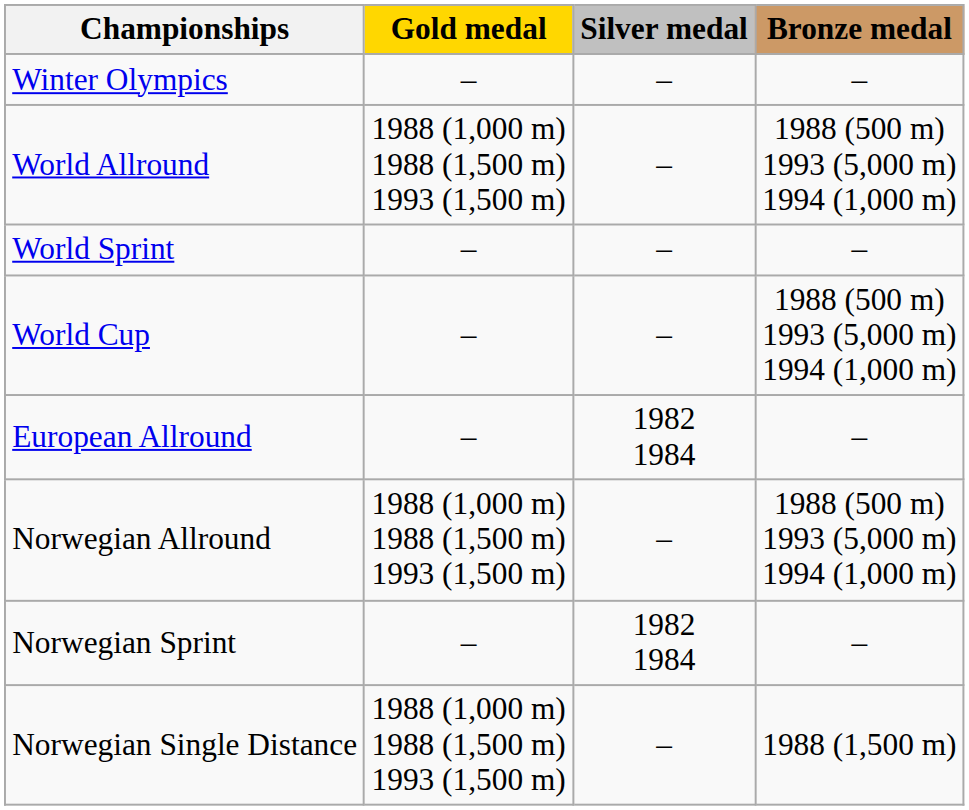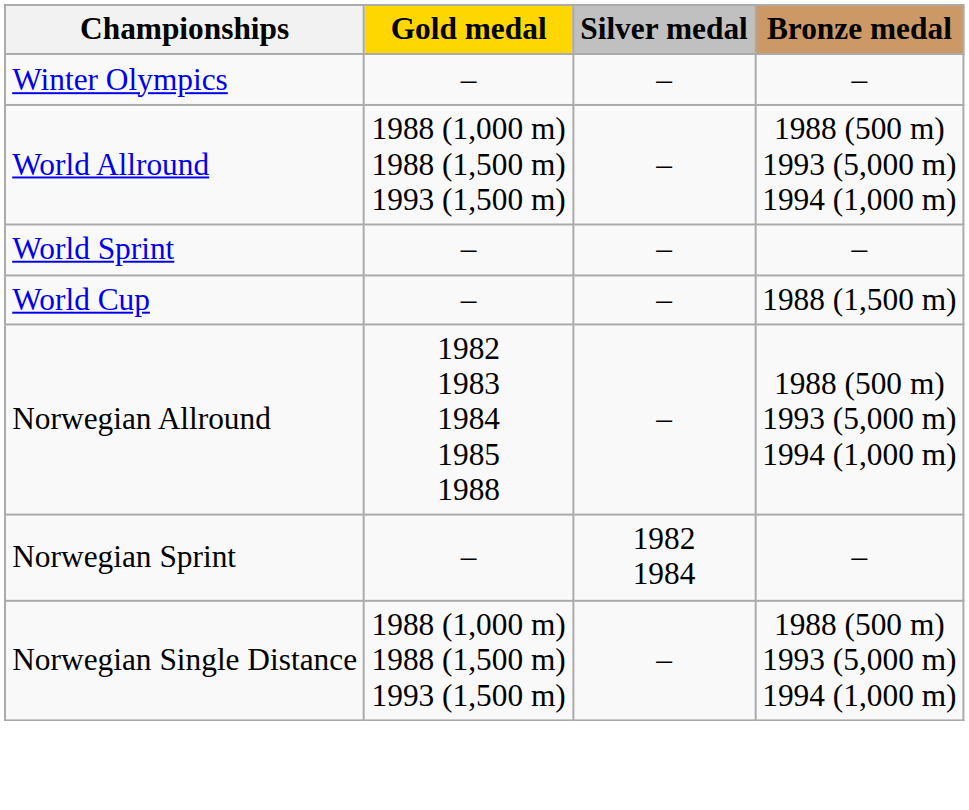(859, 334) 1988 (500 m) 1993 (5,000 m) 1994 (1,000 m) -> (859, 298) 1988 (1,500 m)
- row: (132, 436)
(469, 539) 1988 (1,000 m) 1988 (1,500 m) 1993 (1,500 m) -> (469, 419) 1982 1983 1984 1985 1988
(859, 744) 1988 (1,500 m) -> (859, 659) 1988 (500 m) 1993 (5,000 m) 1994 (1,000 m)
